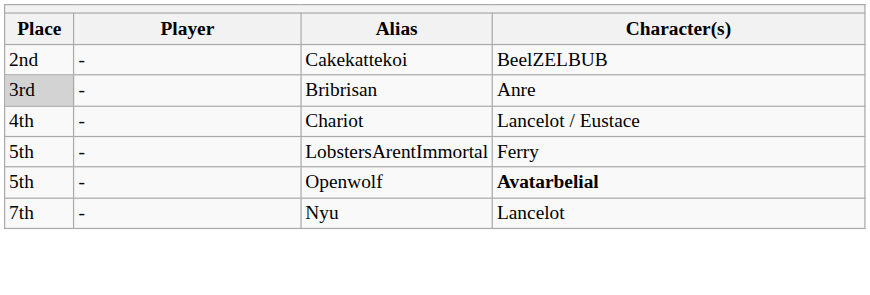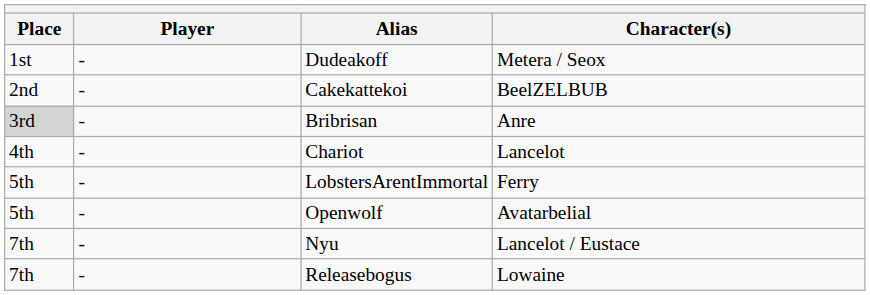+ row: (346, 59)
(568, 120) Lancelot / Eustace -> (531, 151) Lancelot
(548, 182) bold -> (544, 212) normal
(531, 212) Lancelot -> (568, 243) Lancelot / Eustace
+ row: (358, 274)
